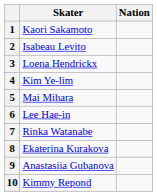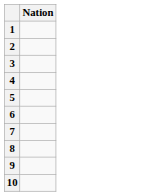- column: (68, 13)
